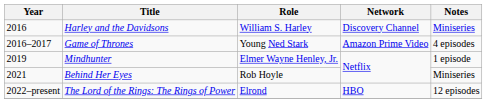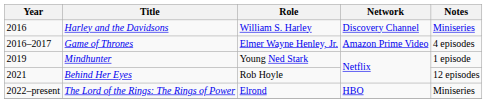(274, 43) Young Ned Stark -> (289, 43) Elmer Wayne Henley, Jr.
(289, 59) Elmer Wayne Henley, Jr. -> (274, 59) Young Ned Stark
(454, 75) Miniseries -> (456, 75) 12 episodes
(456, 91) 12 episodes -> (454, 91) Miniseries
